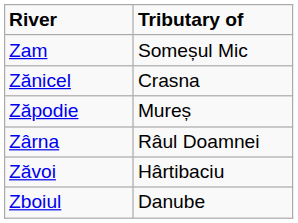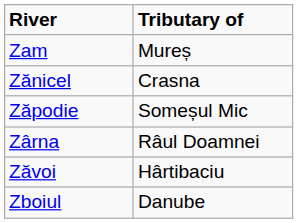(193, 50) Someșul Mic -> (165, 50) Mureș
(165, 111) Mureș -> (193, 111) Someșul Mic
